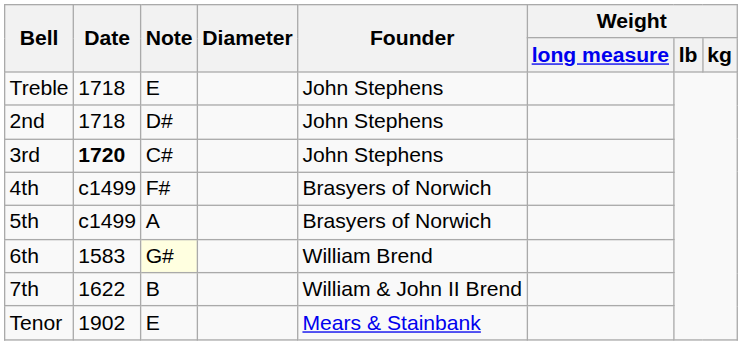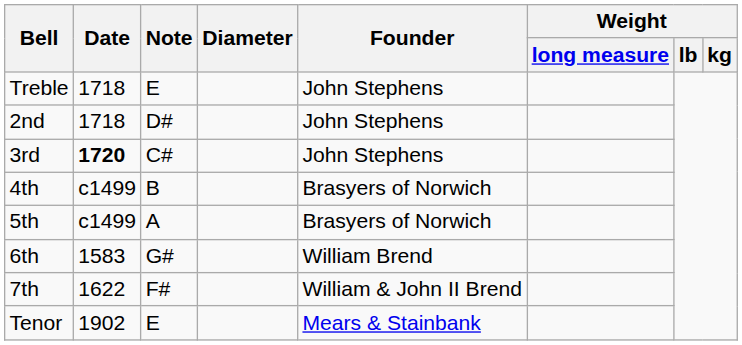(158, 188) F# -> (153, 188) B
(160, 255) lightyellow background -> (160, 255) no background
(153, 289) B -> (158, 289) F#
